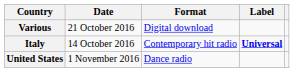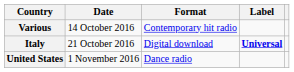(101, 28) 21 October 2016 -> (101, 28) 14 October 2016
(178, 28) Digital download -> (190, 28) Contemporary hit radio
(101, 43) 14 October 2016 -> (101, 43) 21 October 2016
(190, 43) Contemporary hit radio -> (178, 43) Digital download
